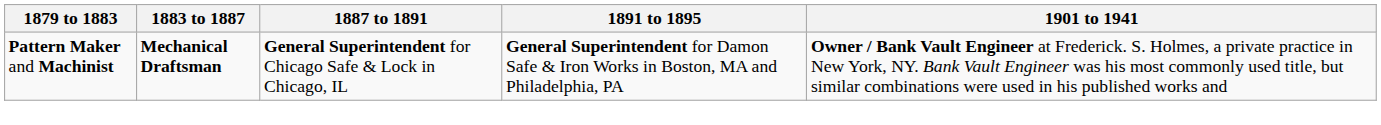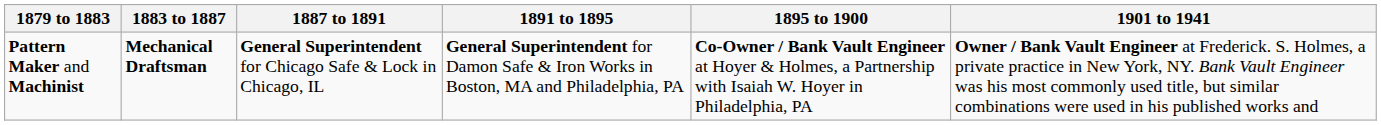+ column: (821, 18)
